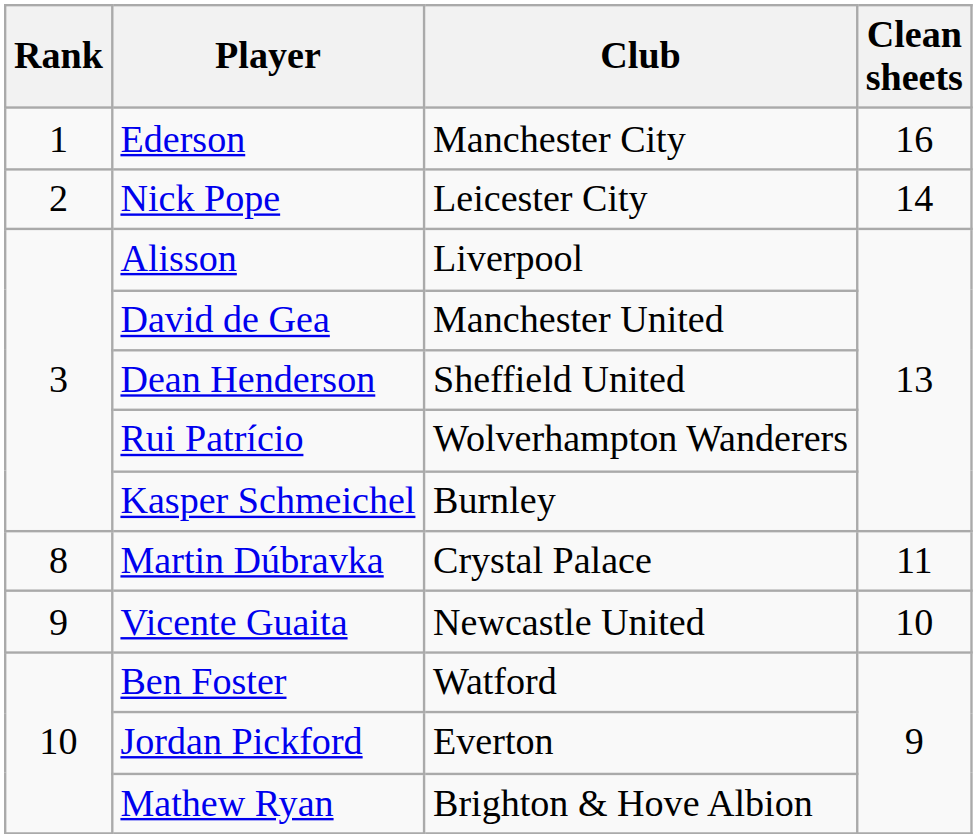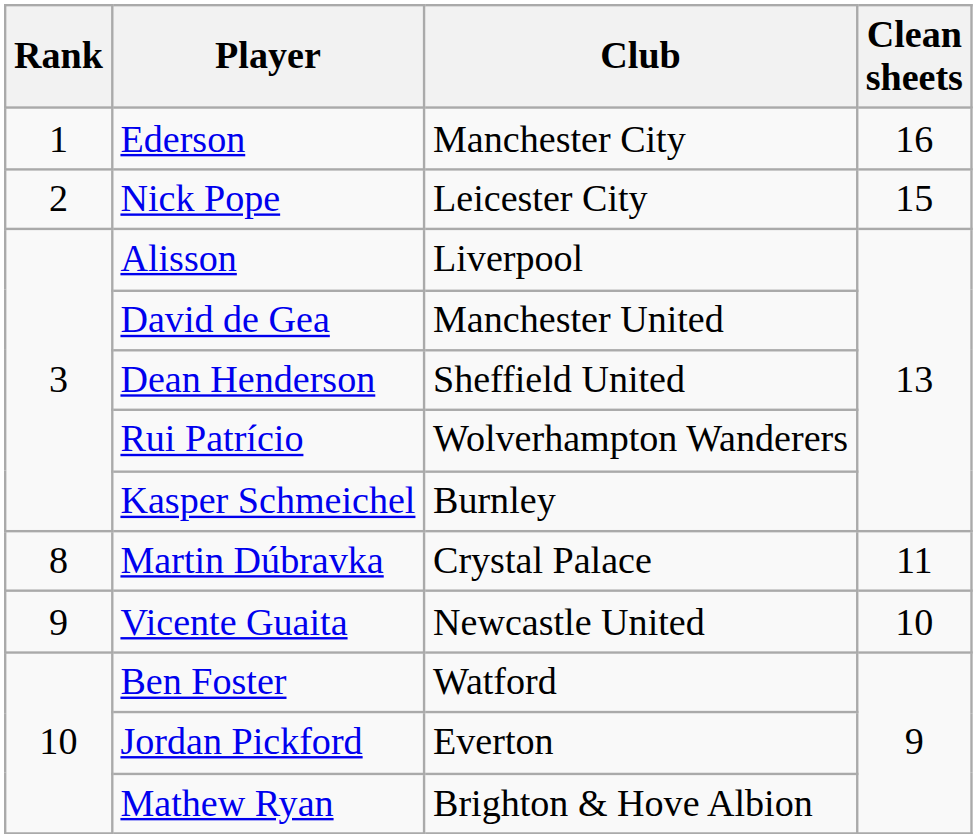(914, 198) 14 -> (914, 198) 15
